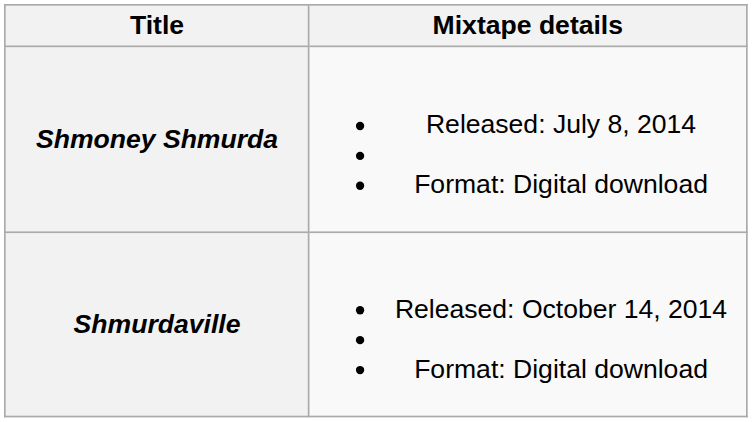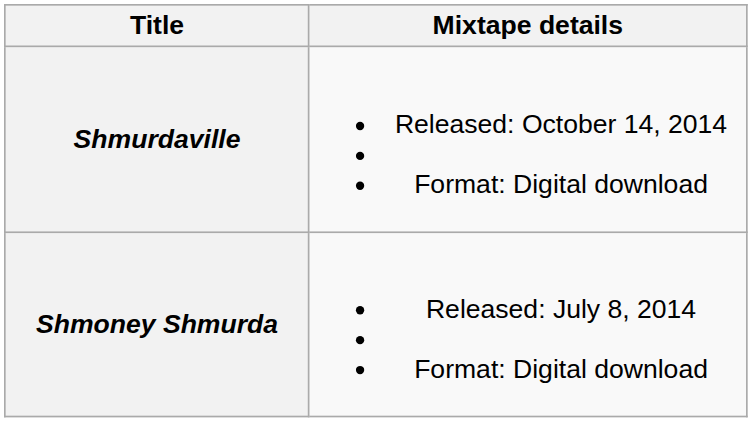rows swapped: (157, 139) <-> (157, 323)
